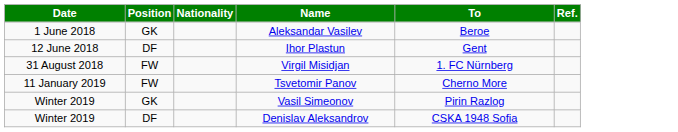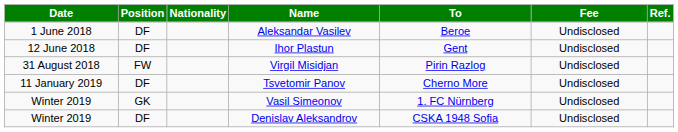+ column: (589, 14)
(150, 31) GK -> (143, 31) DF
(475, 66) 1. FC Nürnberg -> (455, 66) Pirin Razlog
(150, 84) FW -> (143, 84) DF
(475, 101) Pirin Razlog -> (455, 101) 1. FC Nürnberg
